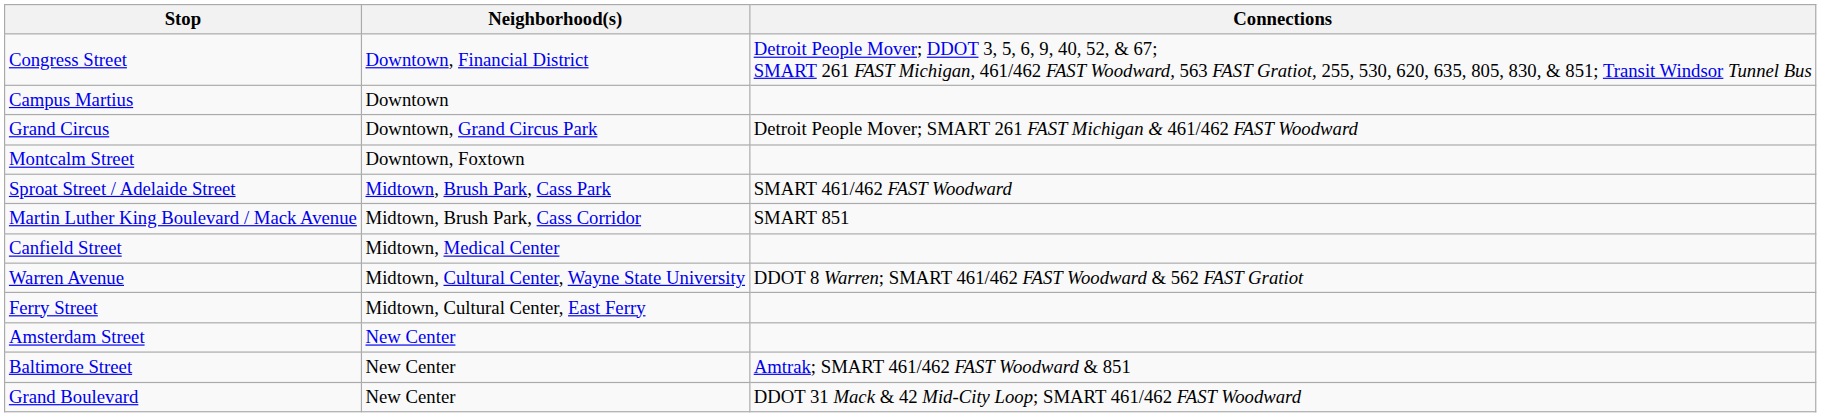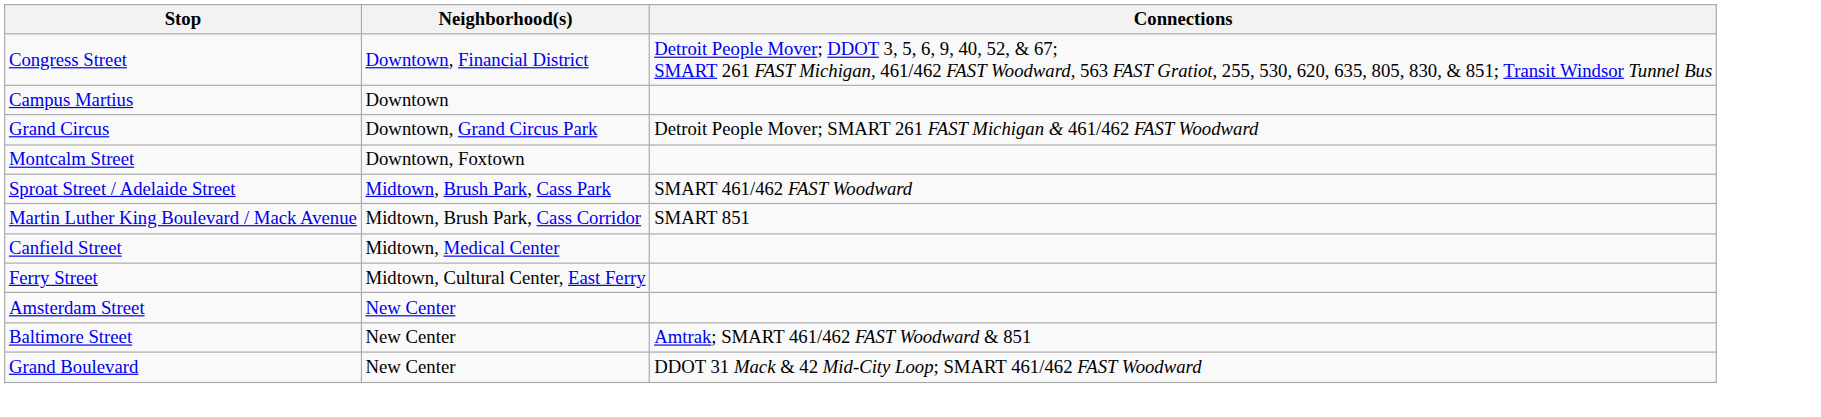- row: (66, 277)
